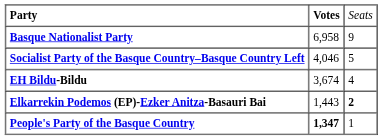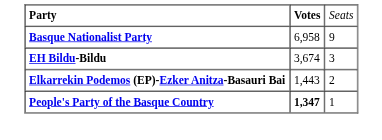- row: (157, 58)
(351, 80) 4 -> (332, 58) 3
(351, 102) bold -> (332, 80) normal
